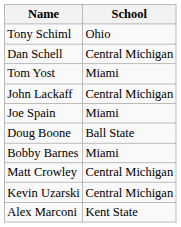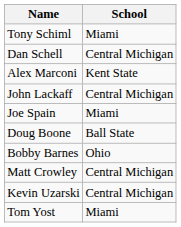(98, 34) Ohio -> (102, 34) Miami
rows swapped: (42, 212) <-> (31, 73)
(102, 152) Miami -> (98, 152) Ohio
